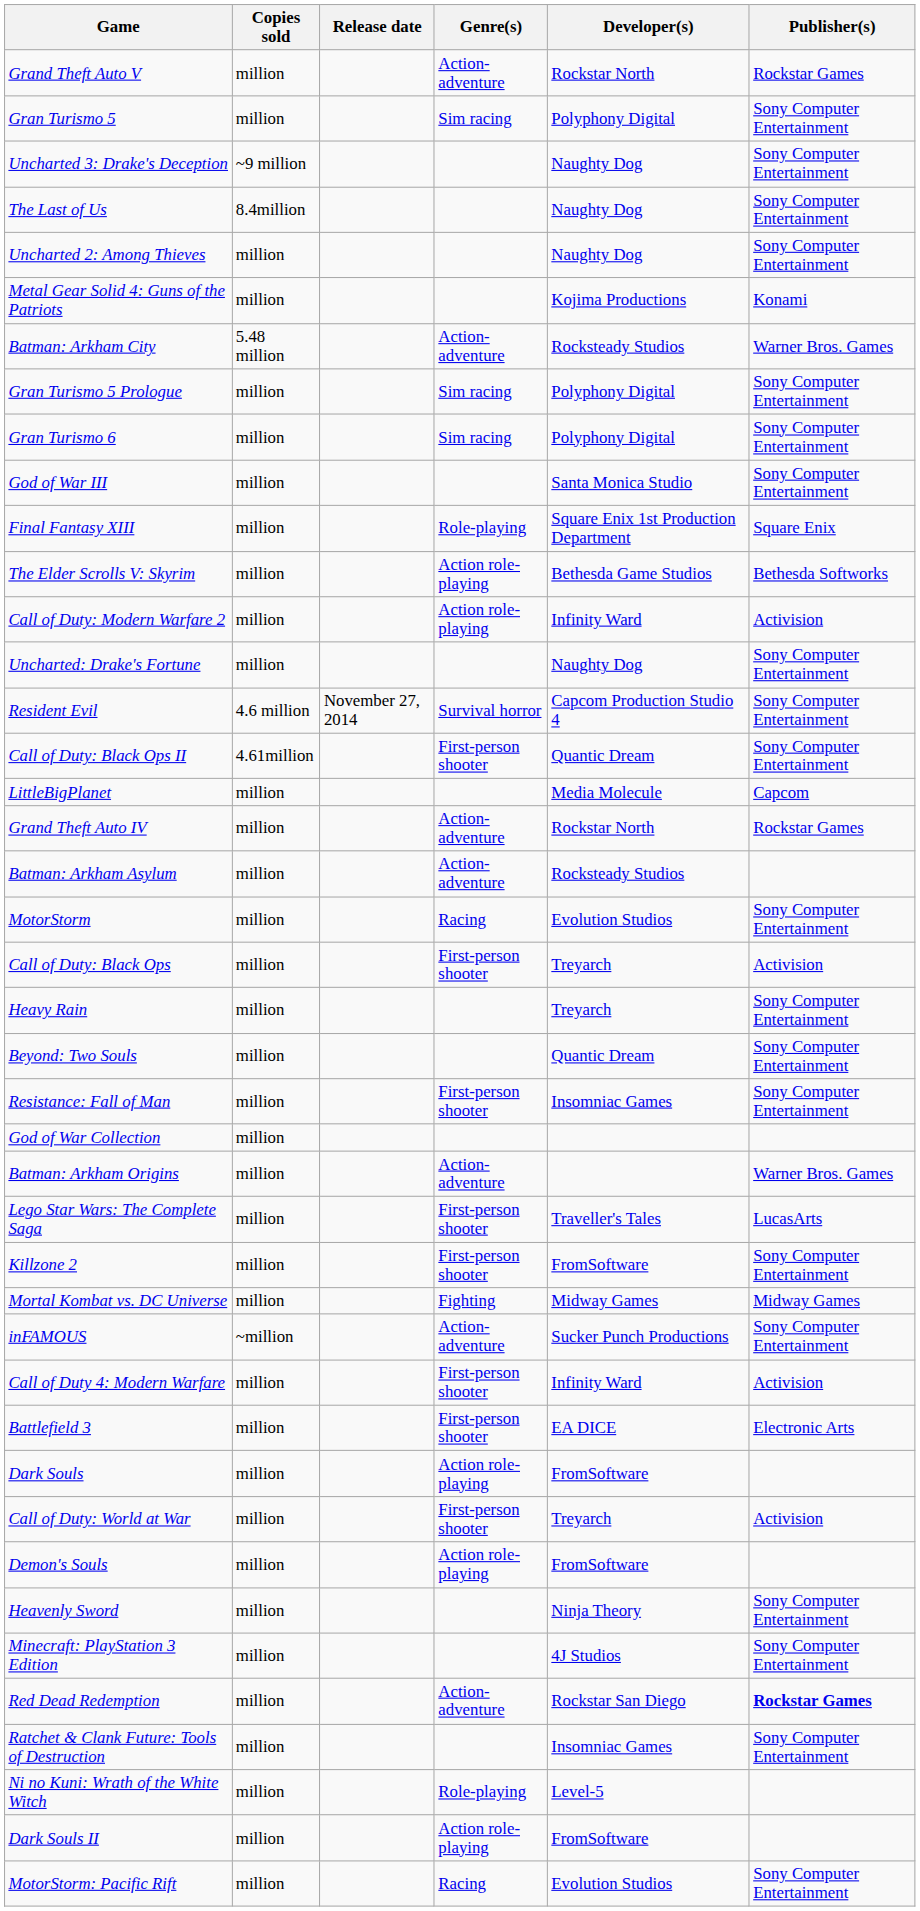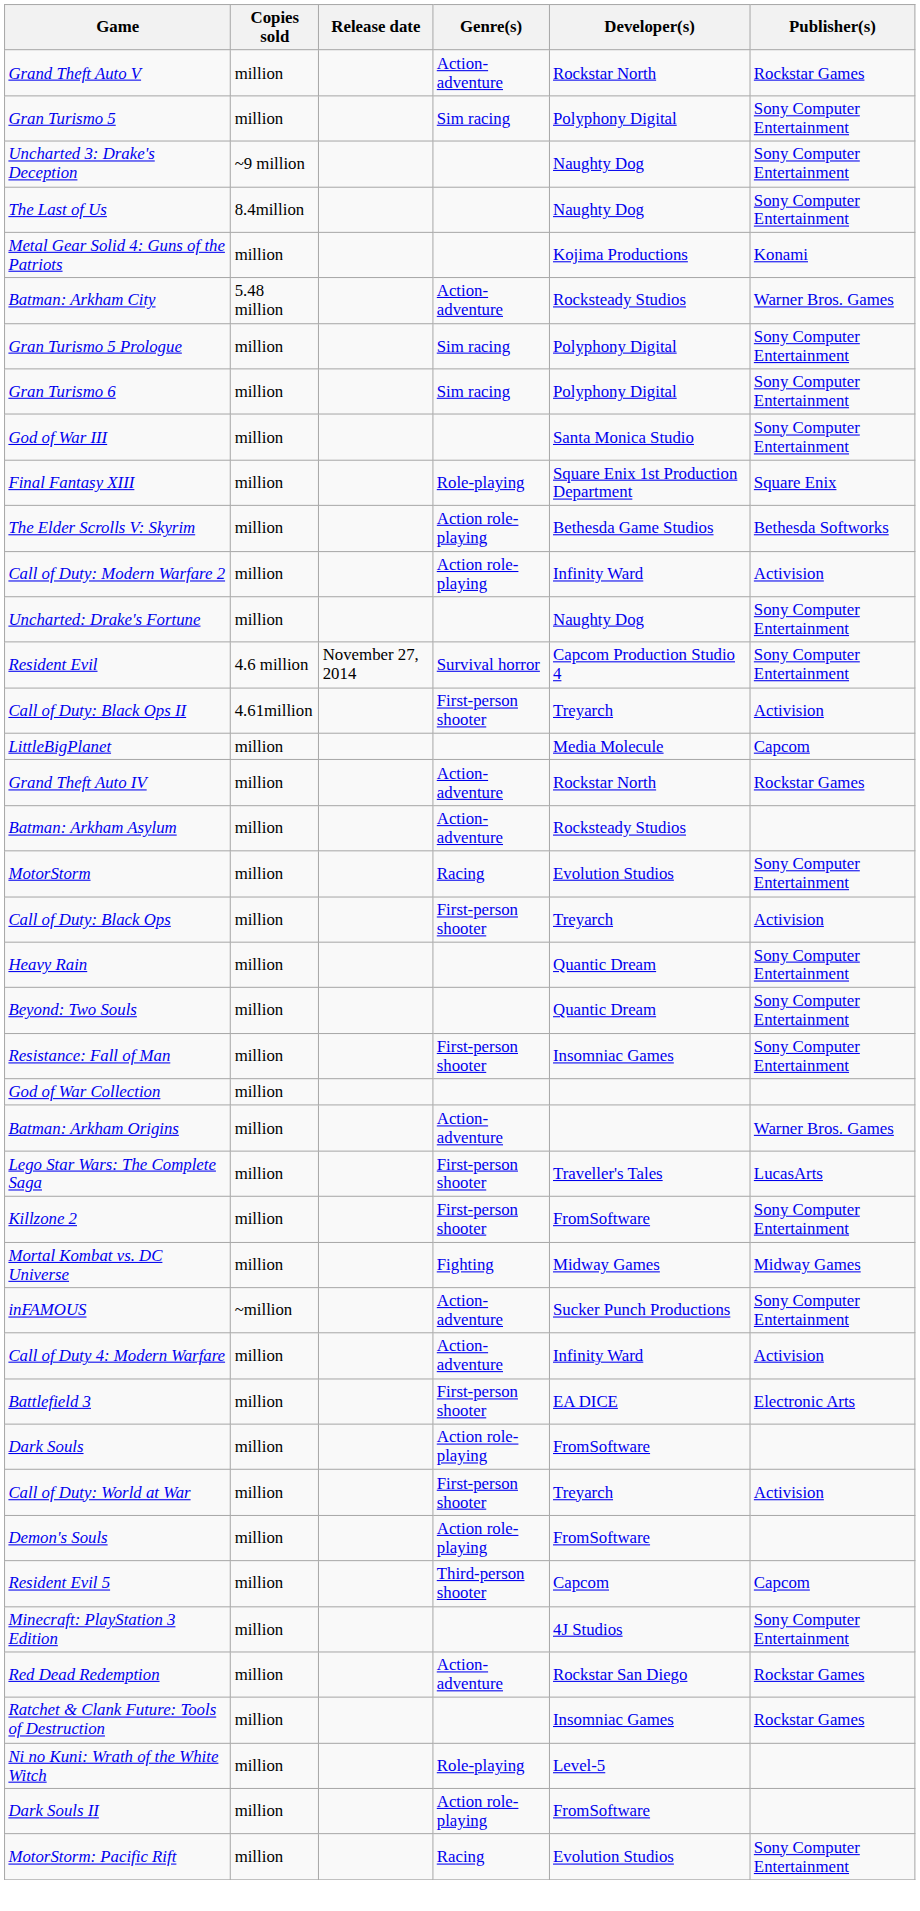- row: (107, 254)
(603, 755) Quantic Dream -> (583, 710) Treyarch
(806, 755) Sony Computer Entertainment -> (789, 710) Activision
(581, 1010) Treyarch -> (605, 964) Quantic Dream
(479, 1382) First-person shooter -> (470, 1355) Action-adventure
+ row: (59, 1583)
- row: (63, 1610)
(813, 1701) bold -> (809, 1674) normal
(806, 1746) Sony Computer Entertainment -> (809, 1720) Rockstar Games
